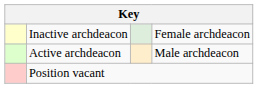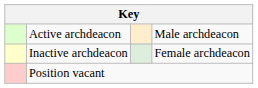rows swapped: (75, 53) <-> (78, 34)
